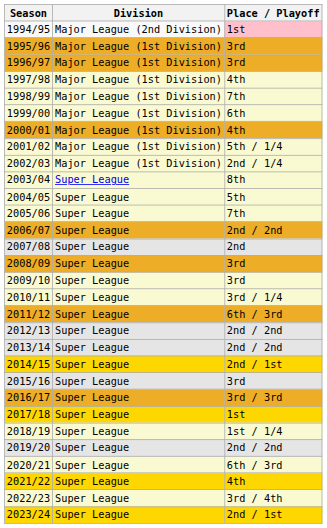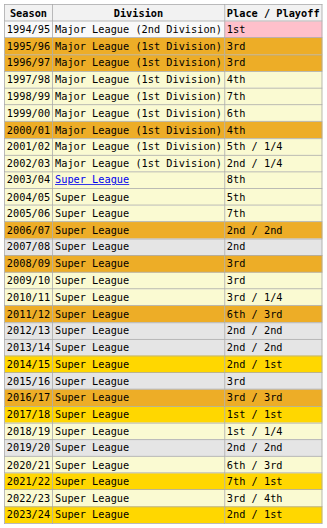(236, 414) 1st -> (255, 414) 1st / 1st
(236, 481) 4th -> (255, 481) 7th / 1st
